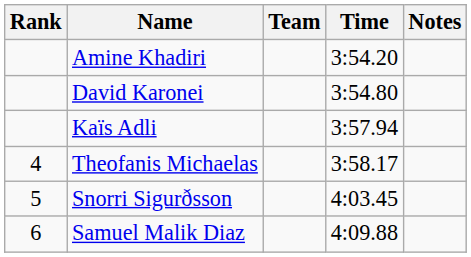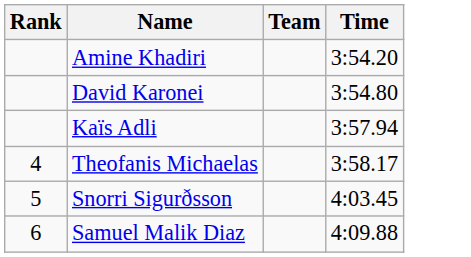- column: (435, 22)
